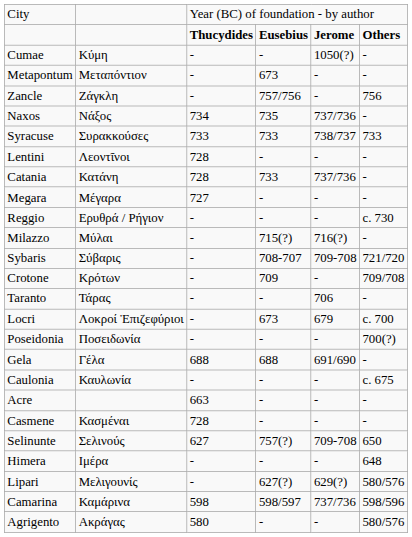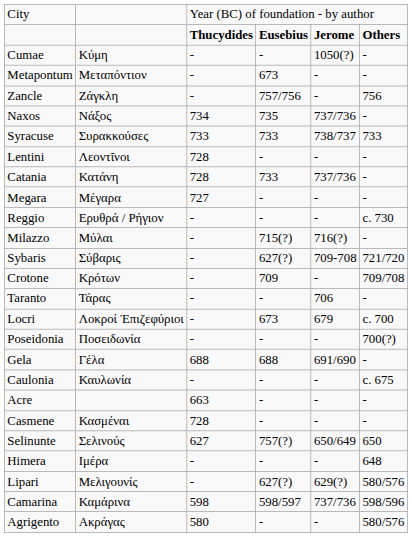(280, 258) 708-707 -> (276, 258) 627(?)
(335, 440) 709-708 -> (335, 440) 650/649
